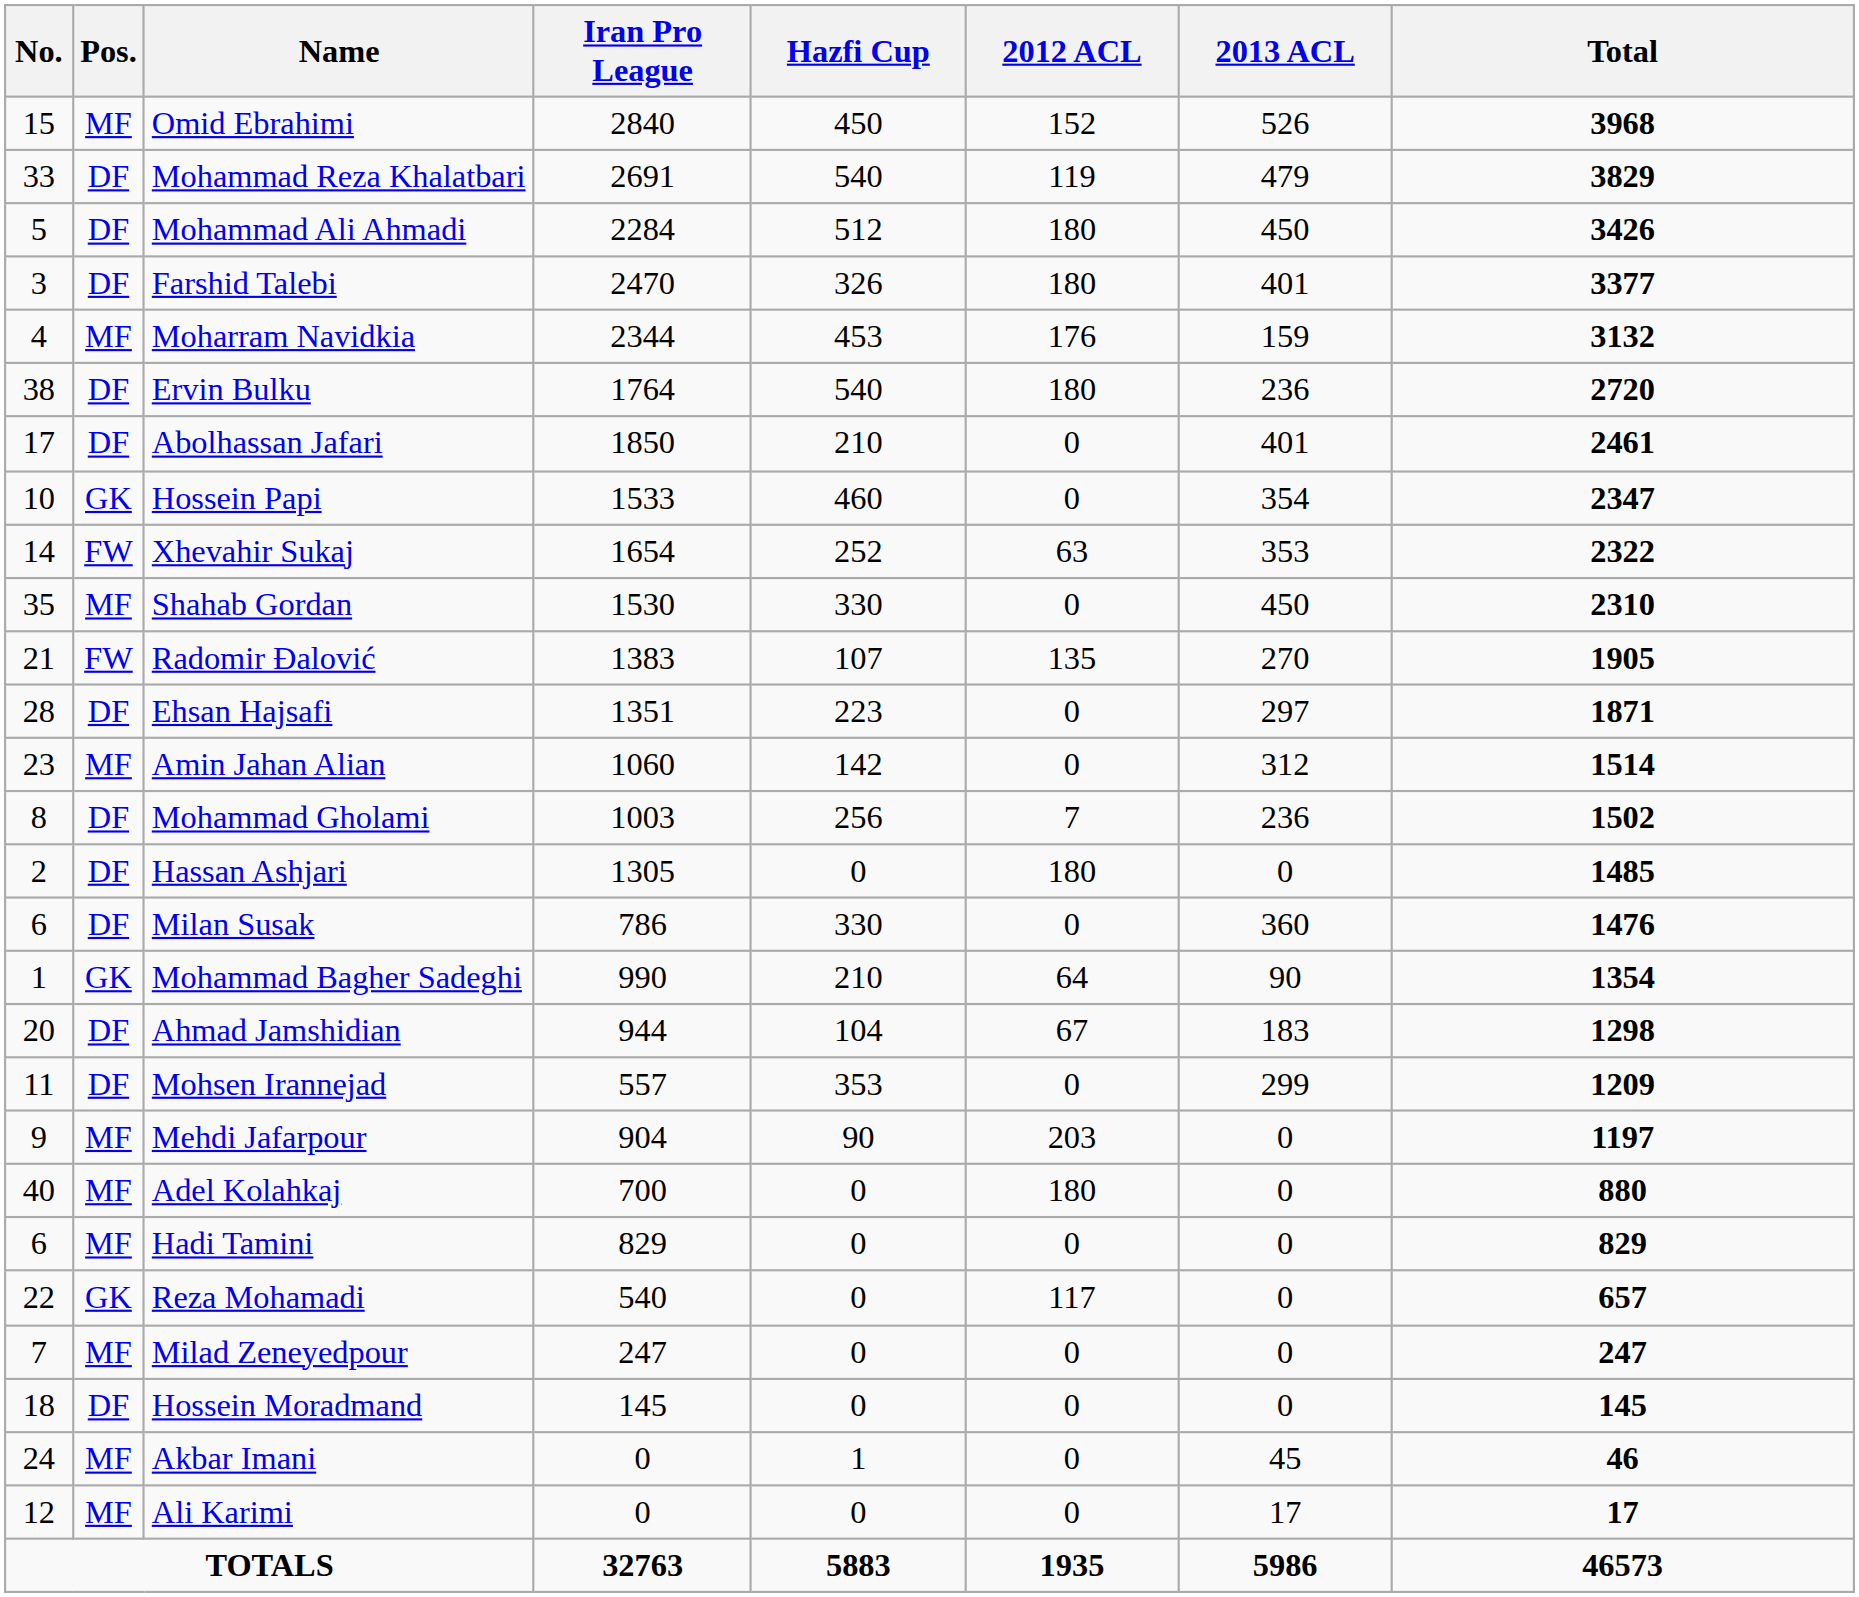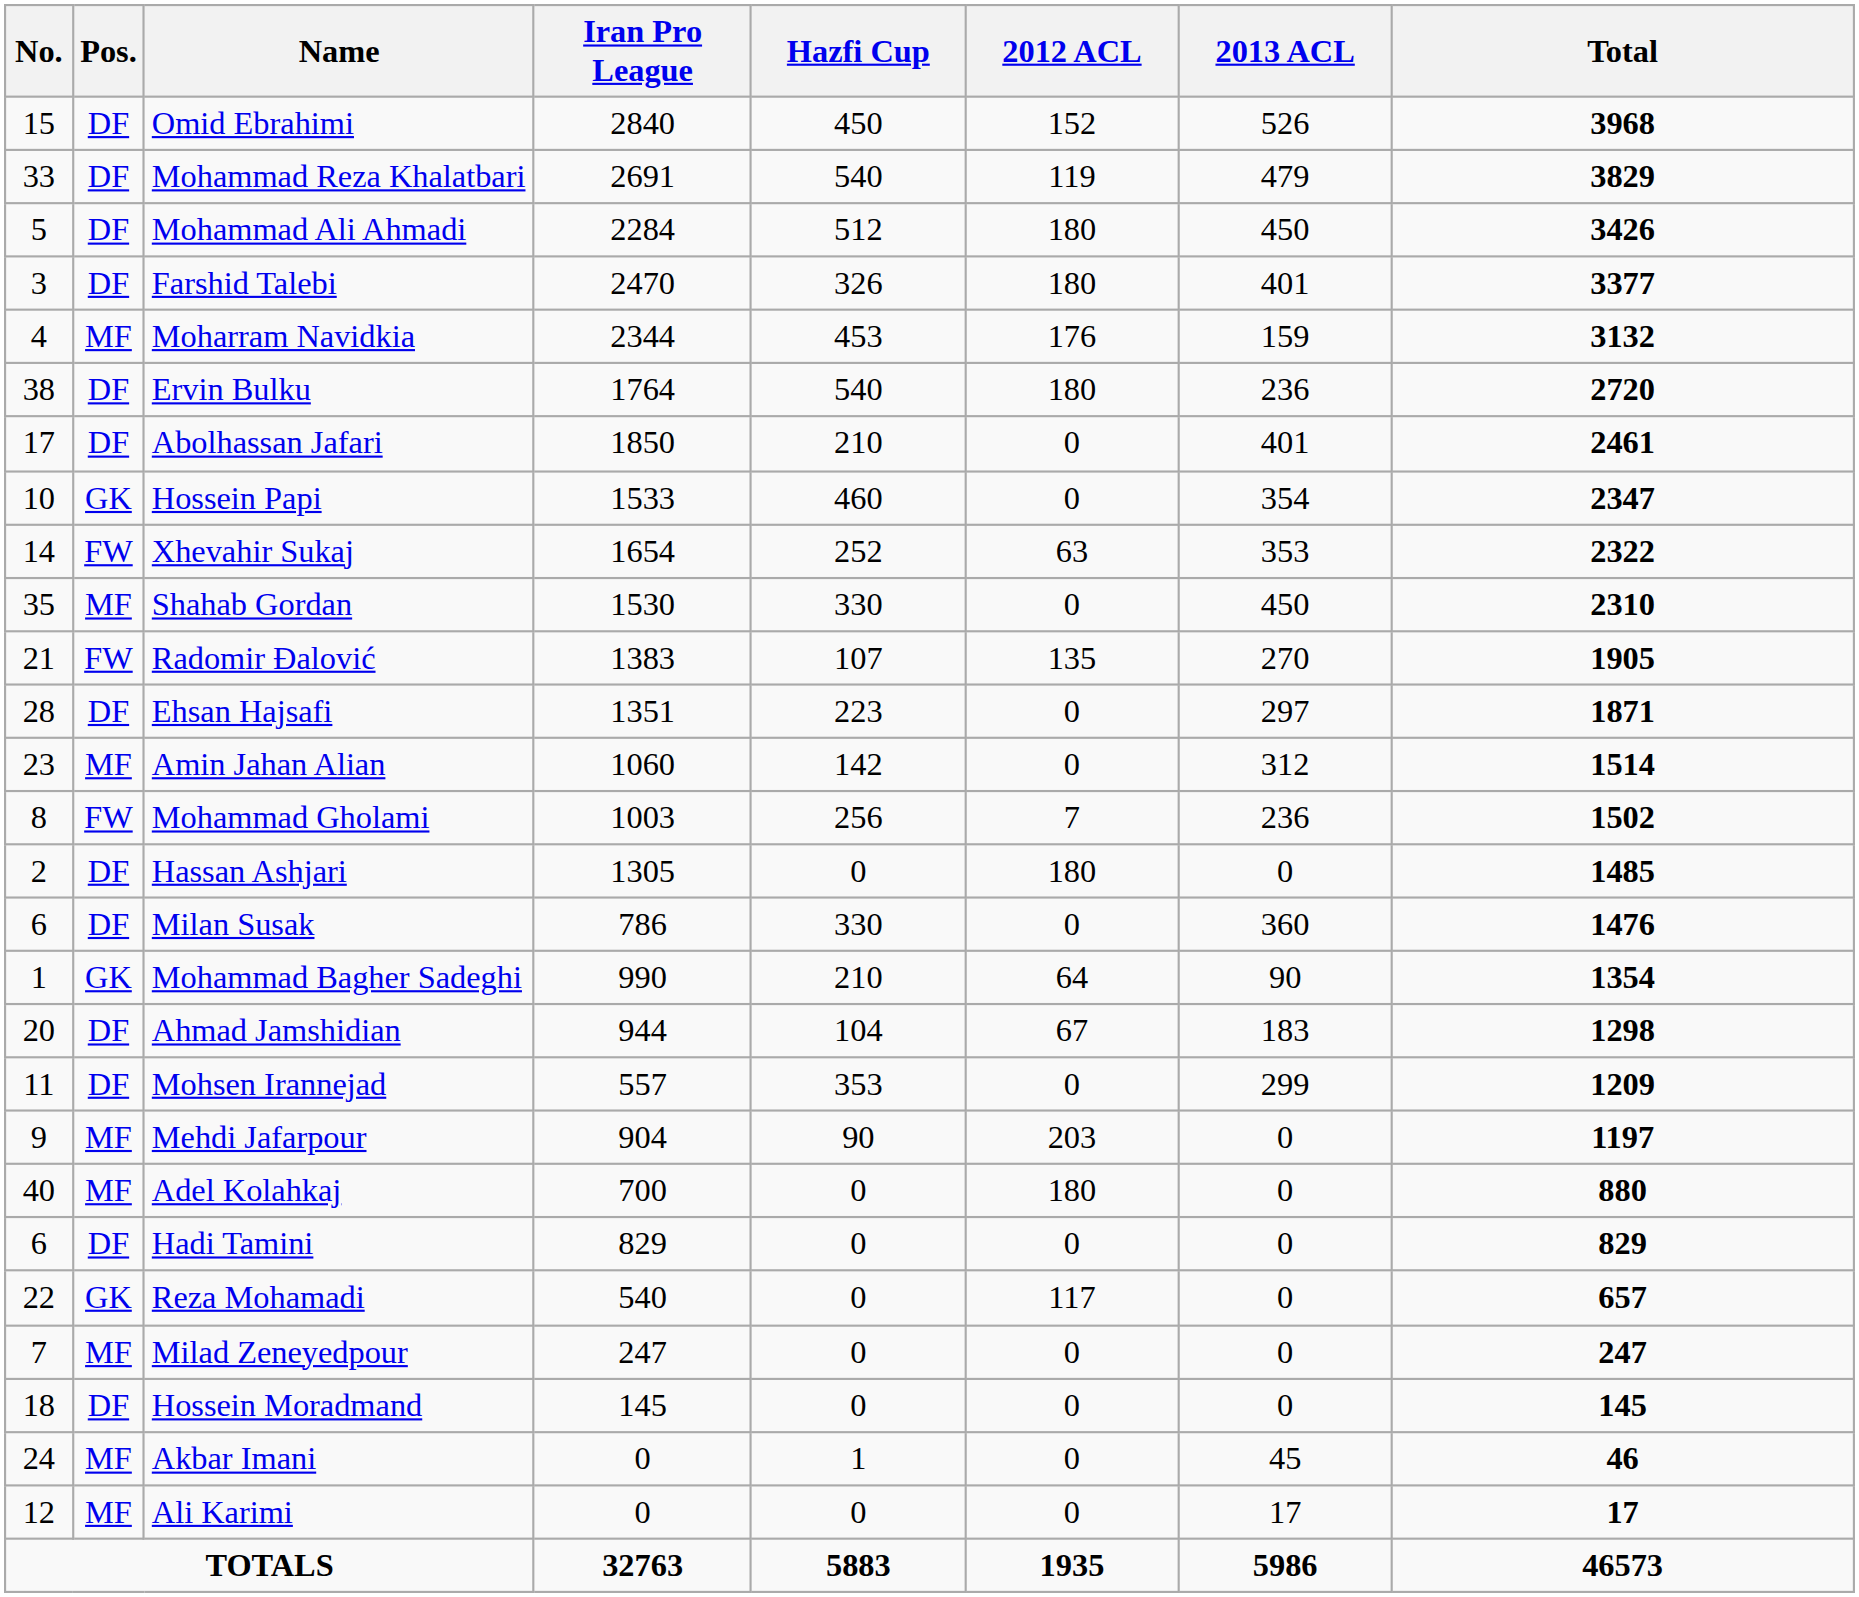(108, 123) MF -> (108, 123) DF
(108, 817) DF -> (108, 817) FW
(108, 1244) MF -> (108, 1244) DF
